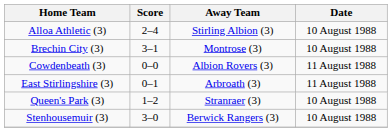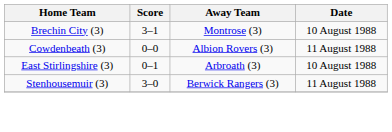- row: (67, 30)
(341, 83) 11 August 1988 -> (341, 65) 10 August 1988
- row: (67, 100)
(341, 118) 10 August 1988 -> (341, 83) 11 August 1988
